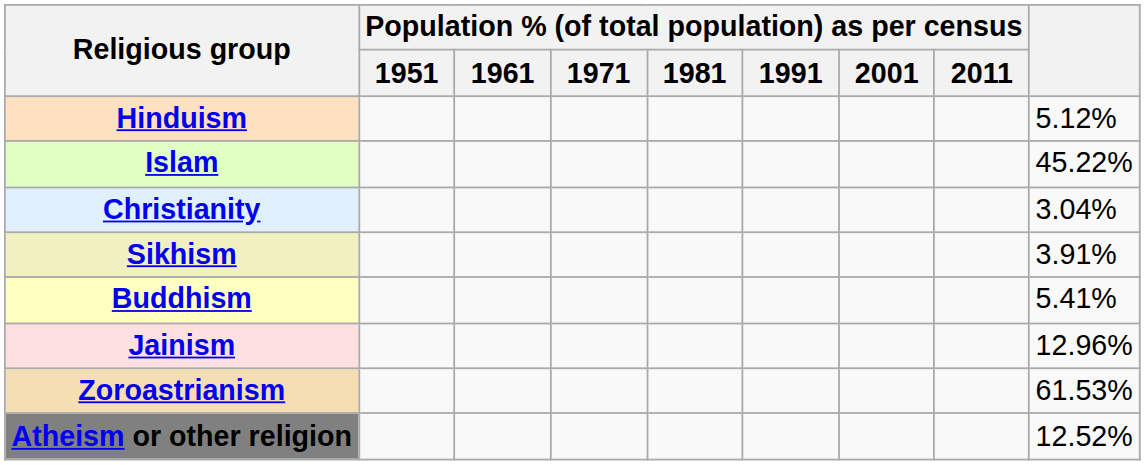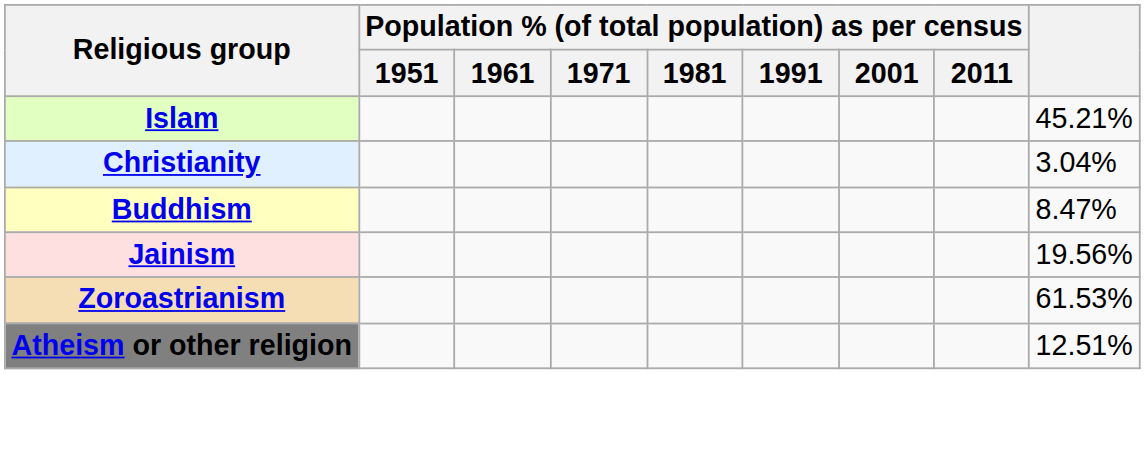- row: (182, 118)
(1084, 163) 45.22% -> (1084, 118) 45.21%
- row: (182, 254)
(1076, 299) 5.41% -> (1076, 208) 8.47%
(1084, 345) 12.96% -> (1084, 254) 19.56%
(1084, 436) 12.52% -> (1084, 345) 12.51%
